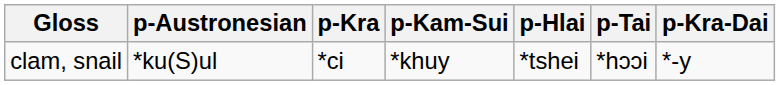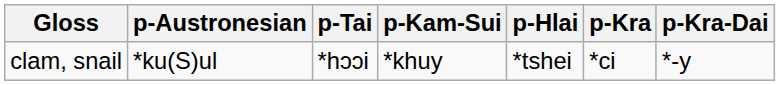columns swapped: (624, 23) <-> (348, 23)
